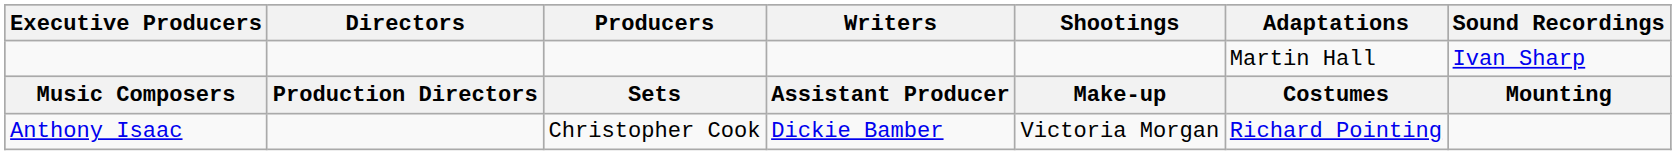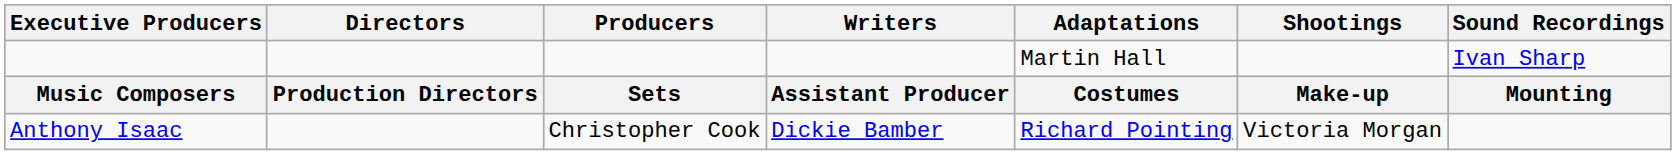columns swapped: (1336, 23) <-> (1120, 23)
